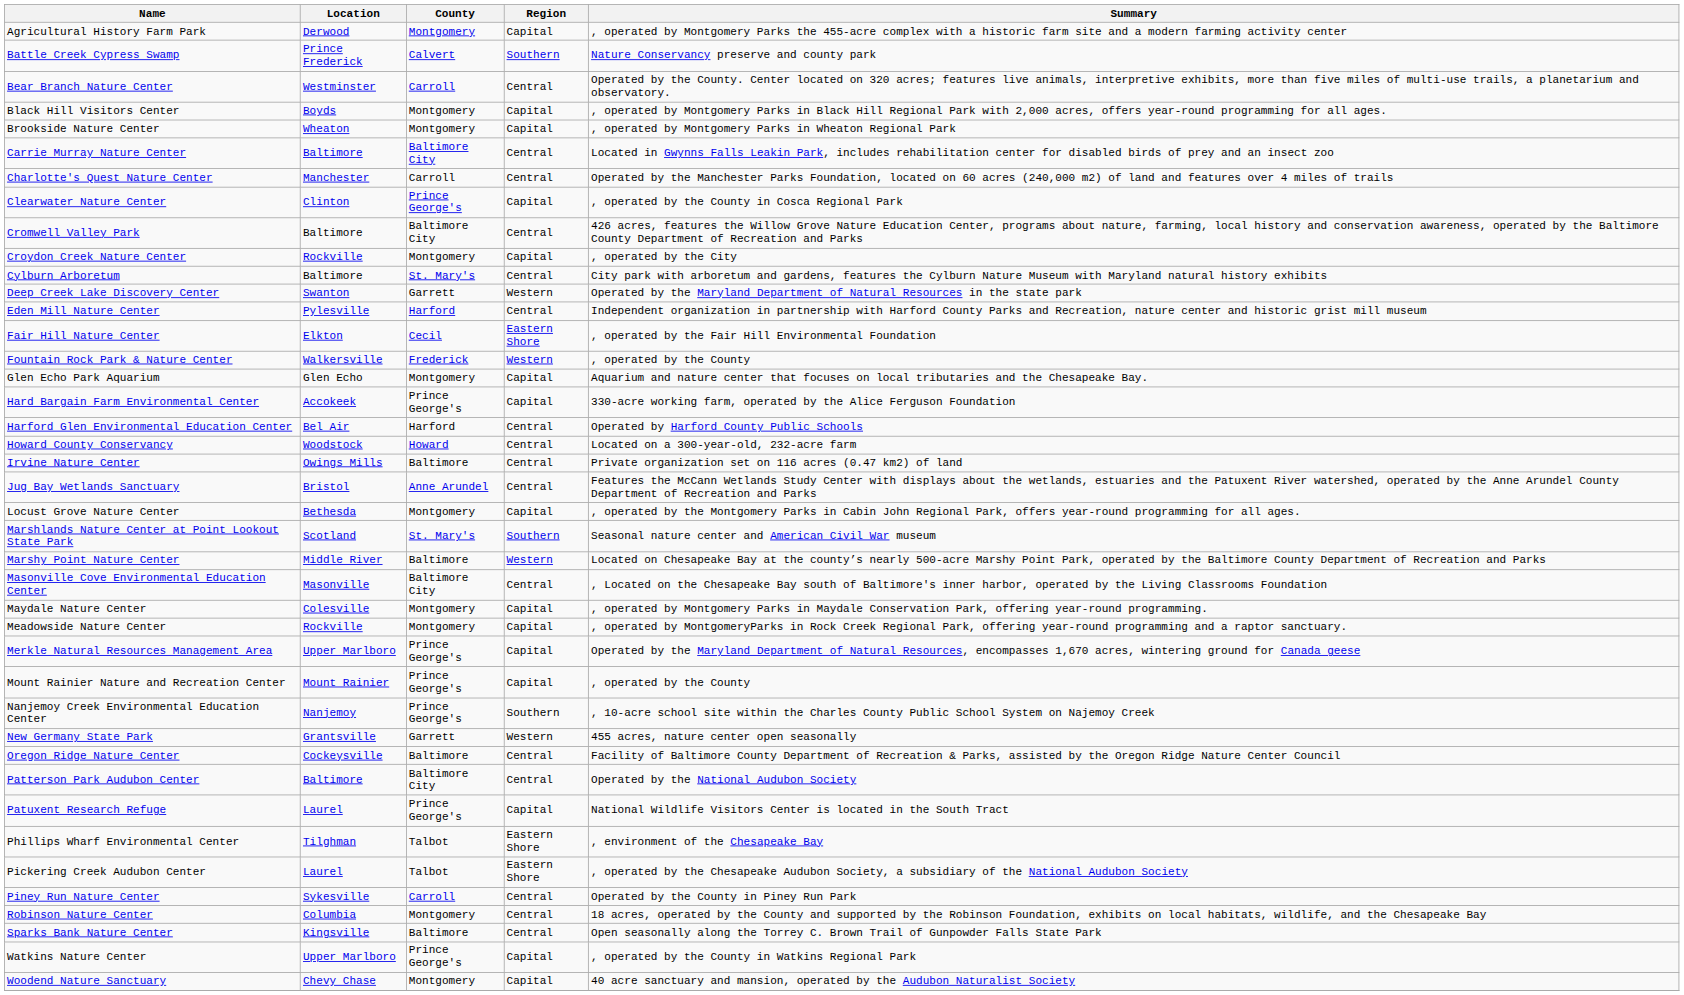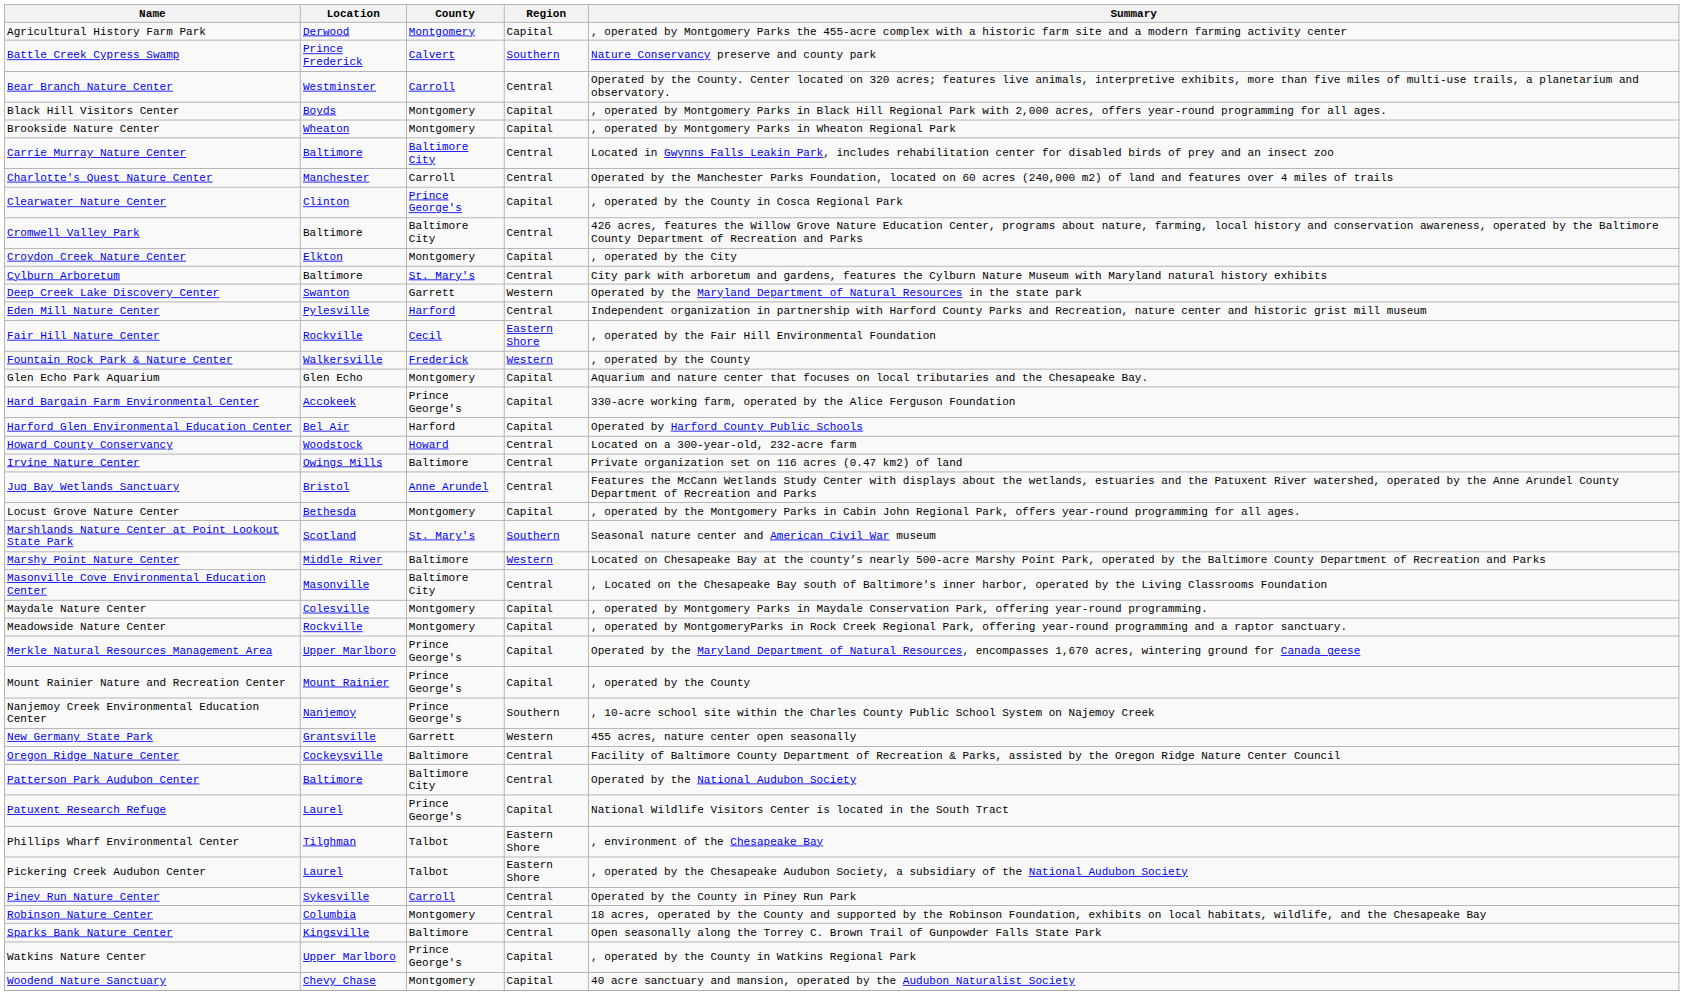(333, 257) Rockville -> (323, 257) Elkton
(323, 336) Elkton -> (333, 336) Rockville
(530, 427) Central -> (530, 427) Capital
